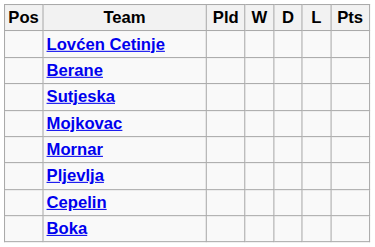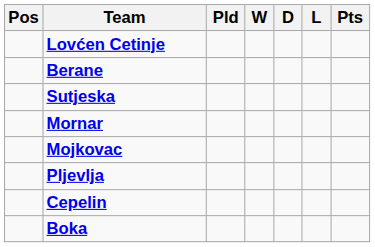rows swapped: (75, 149) <-> (84, 123)
